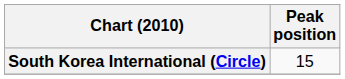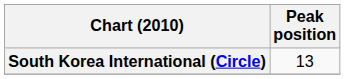(305, 61) 15 -> (305, 61) 13
